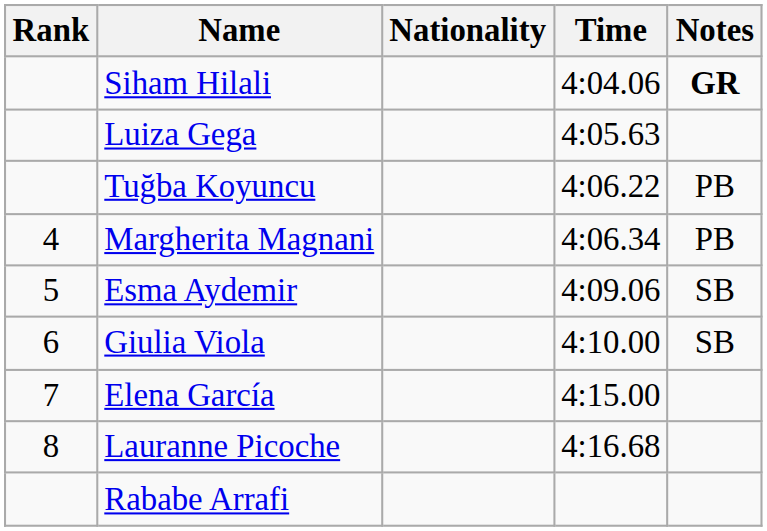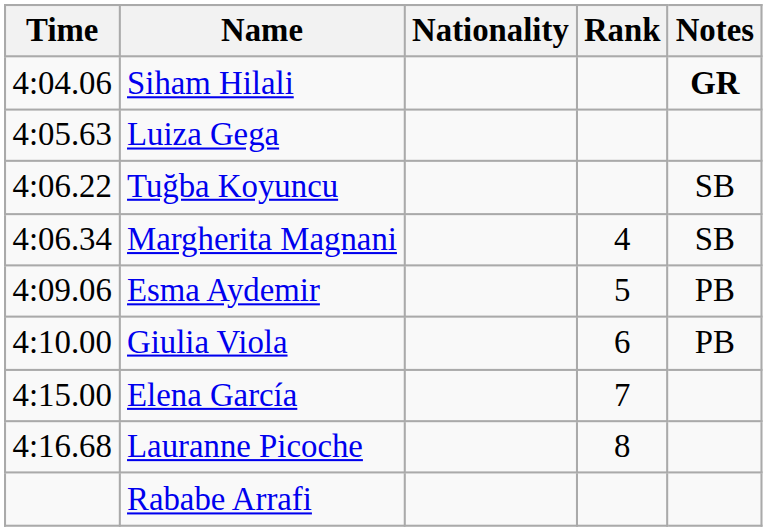columns swapped: (51, 30) <-> (611, 30)
(715, 186) PB -> (715, 186) SB
(715, 238) PB -> (715, 238) SB
(715, 290) SB -> (715, 290) PB
(715, 342) SB -> (715, 342) PB
